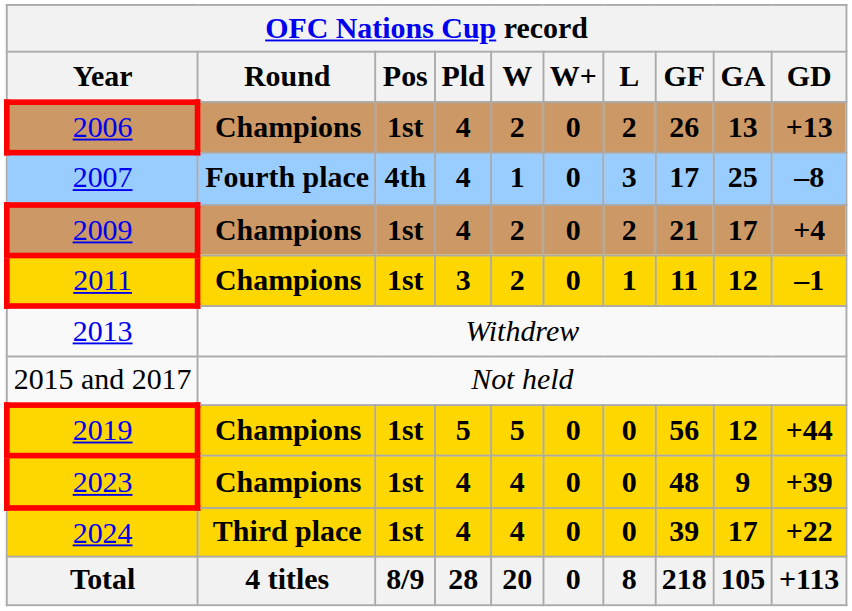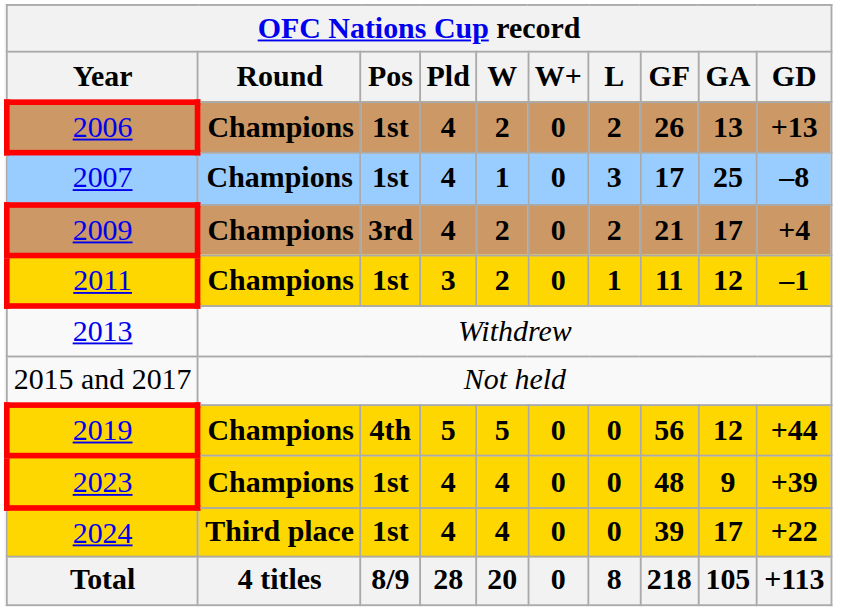(287, 178) Fourth place -> (280, 178) Champions
(405, 178) 4th -> (390, 178) 1st
(405, 229) 1st -> (390, 229) 3rd
(405, 430) 1st -> (390, 430) 4th
